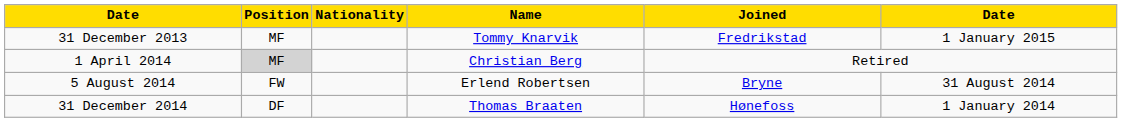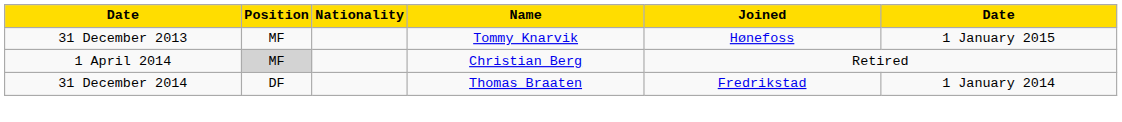(762, 38) Fredrikstad -> (762, 38) Hønefoss
- row: (123, 83)
(762, 106) Hønefoss -> (762, 83) Fredrikstad
